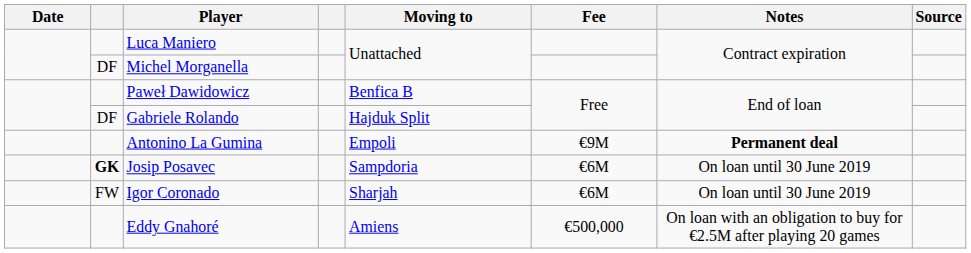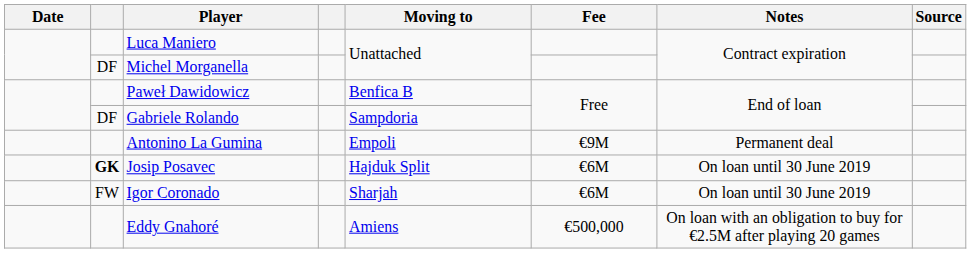(389, 117) Hajduk Split -> (383, 117) Sampdoria
(784, 142) bold -> (784, 142) normal
(383, 167) Sampdoria -> (389, 167) Hajduk Split
